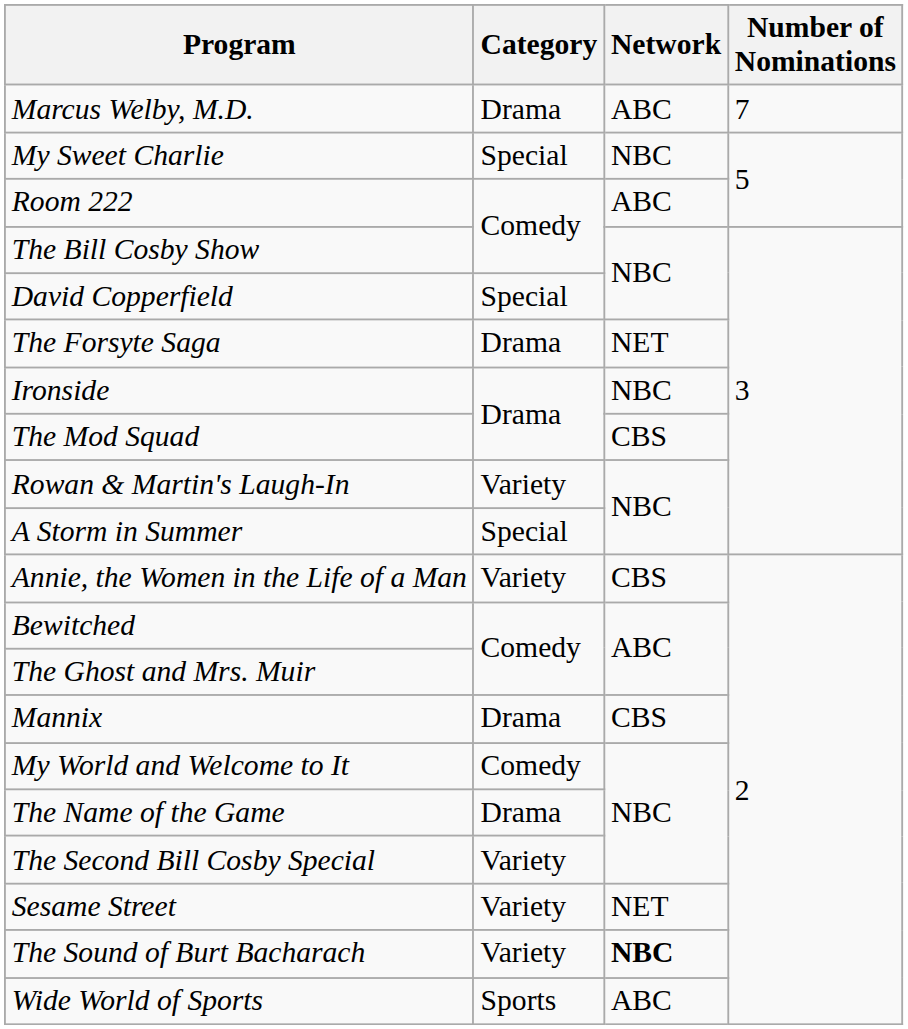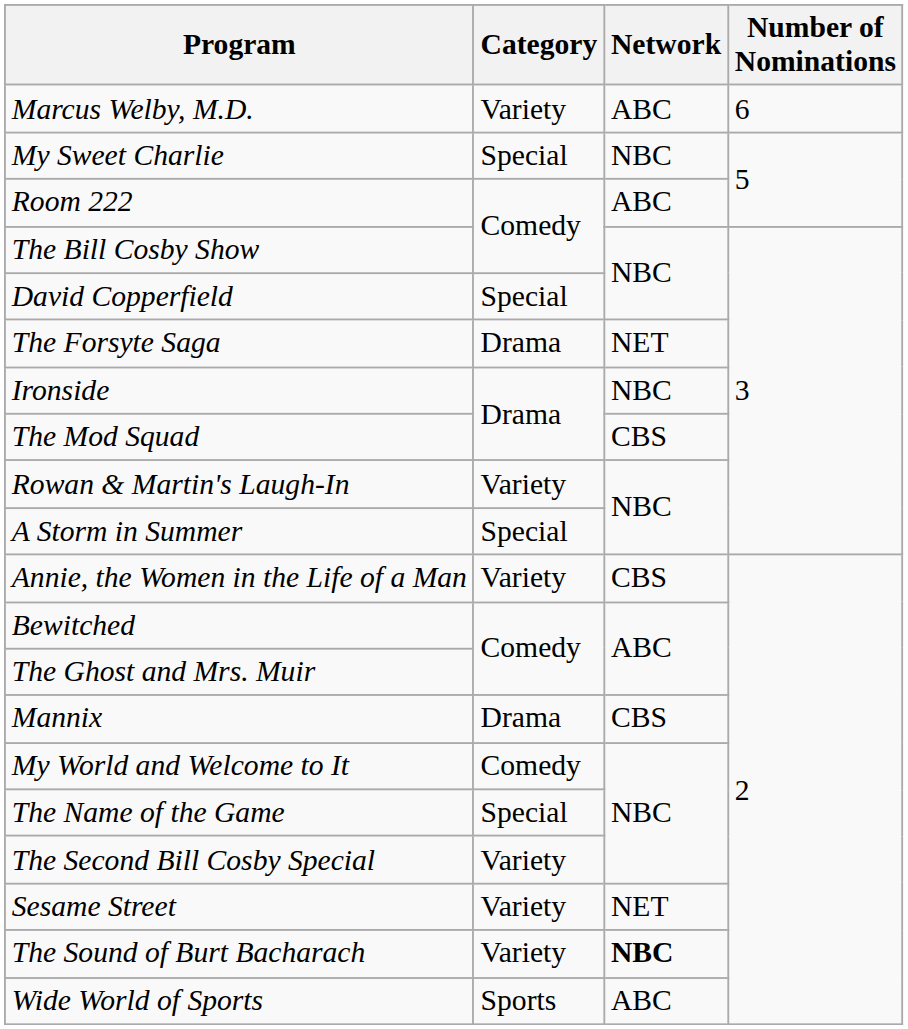(521, 108) Drama -> (523, 108) Variety
(742, 108) 7 -> (742, 108) 6
(521, 812) Drama -> (524, 812) Special
